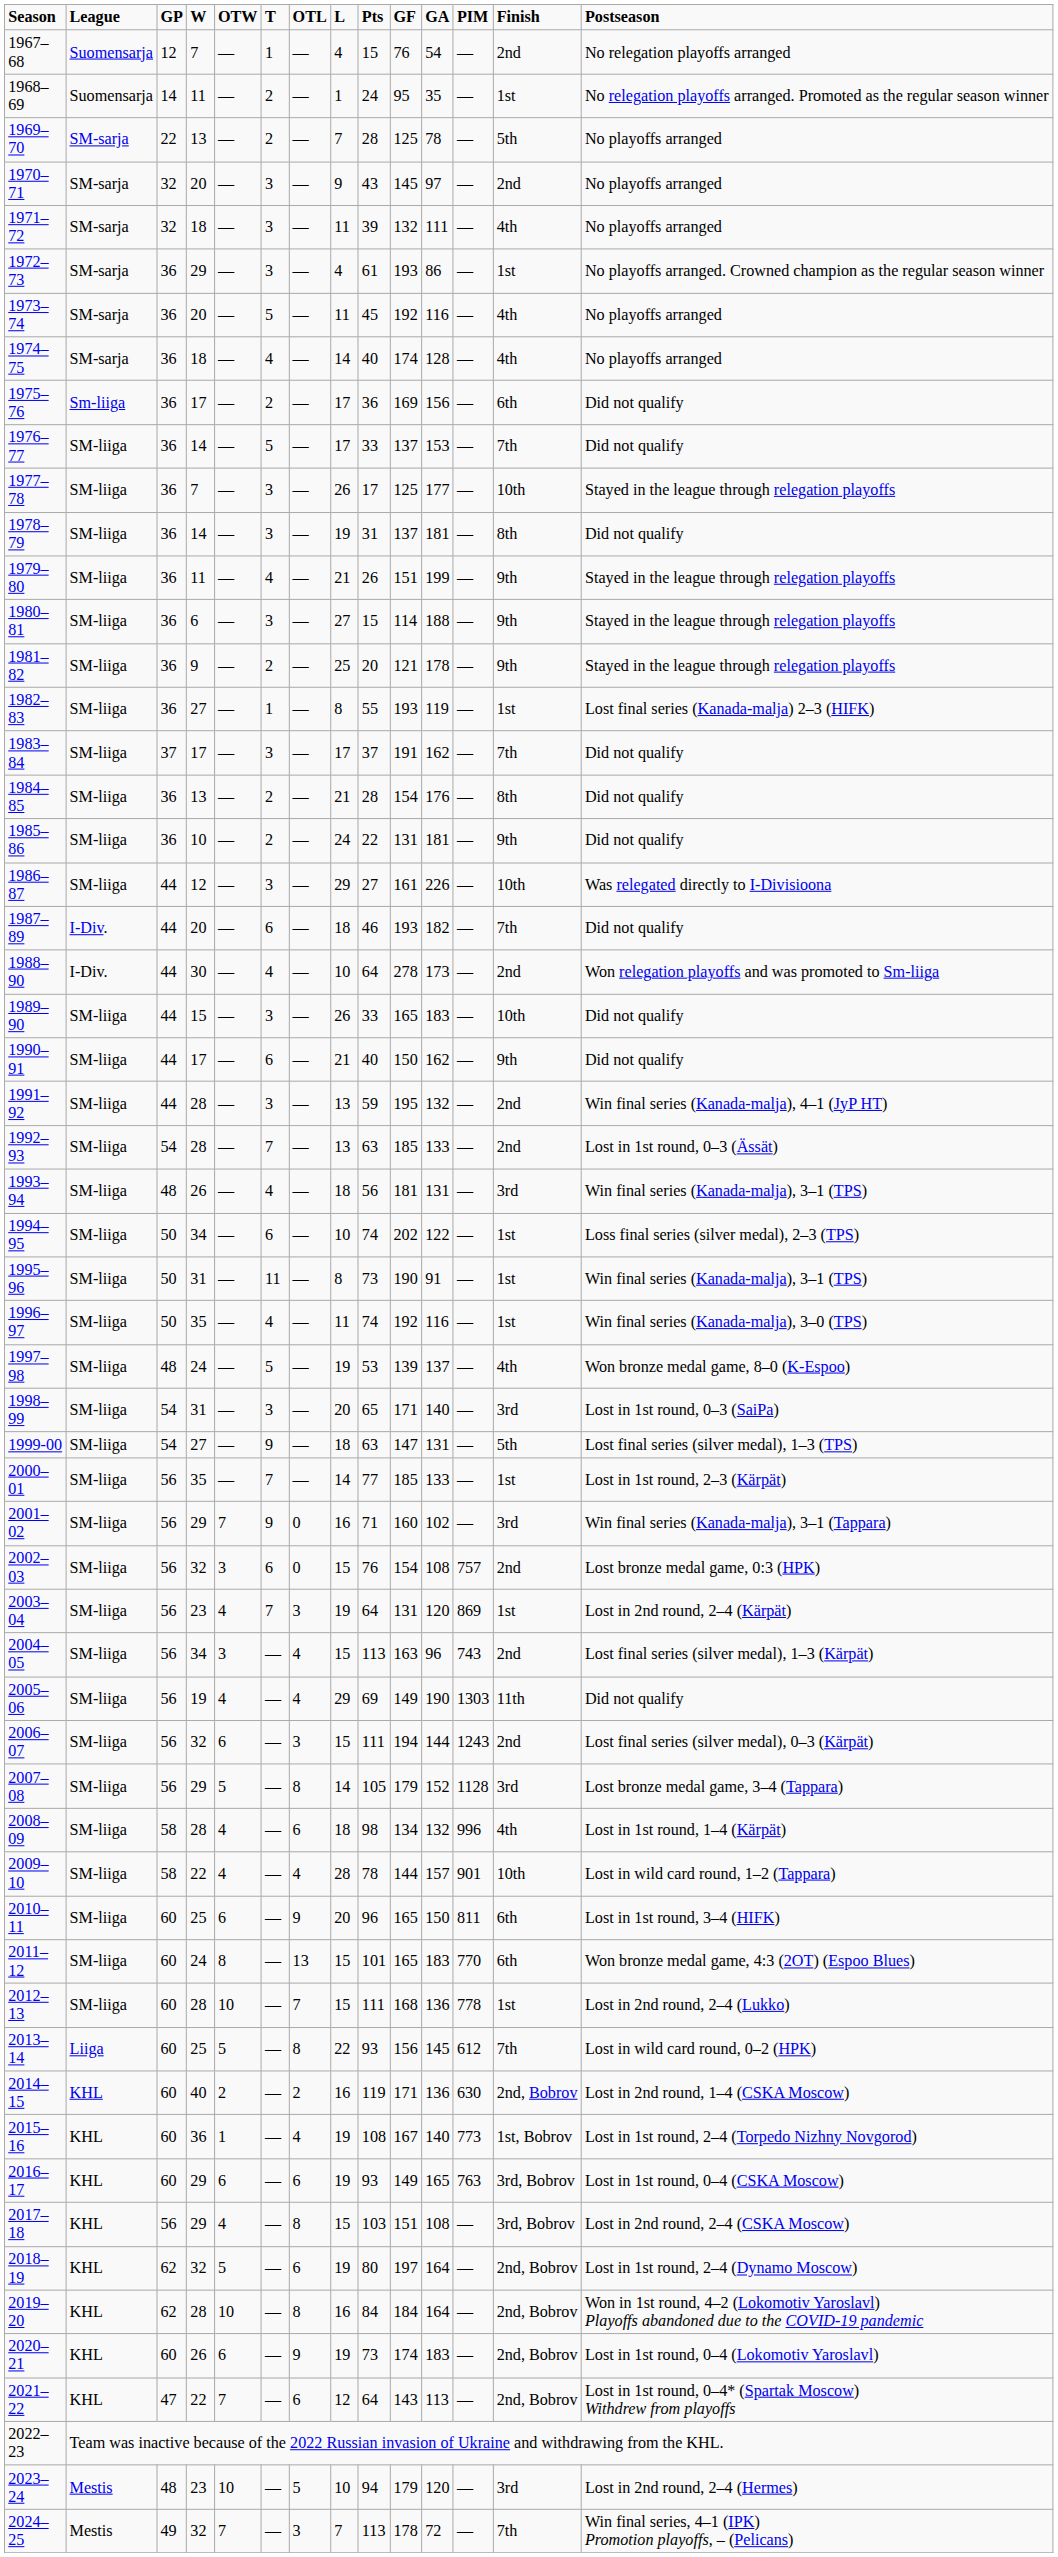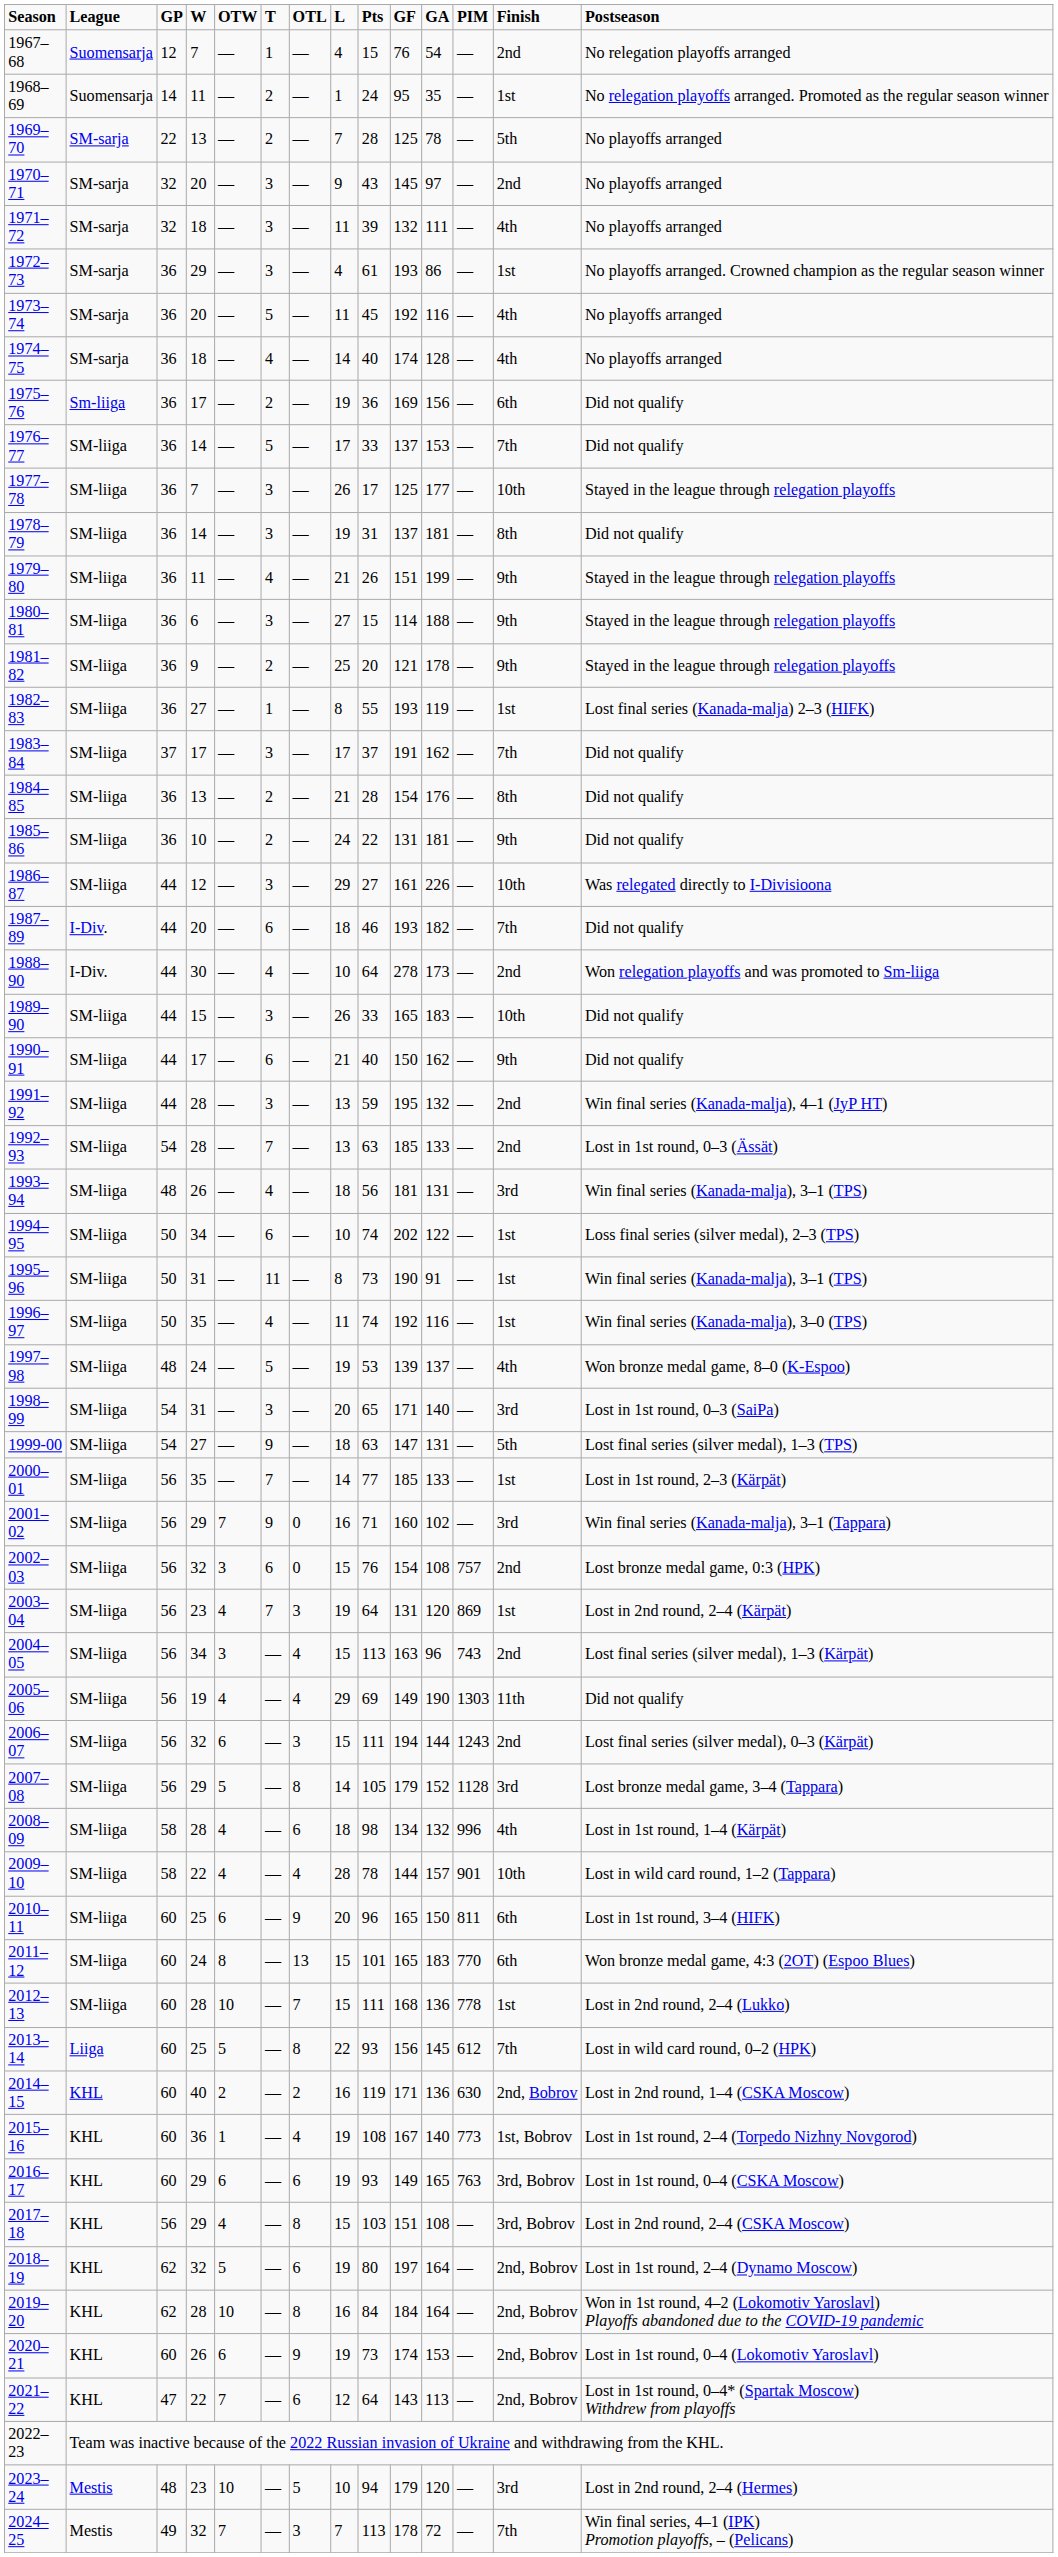(342, 402) 17 -> (342, 402) 19
(437, 2355) 183 -> (437, 2355) 153
